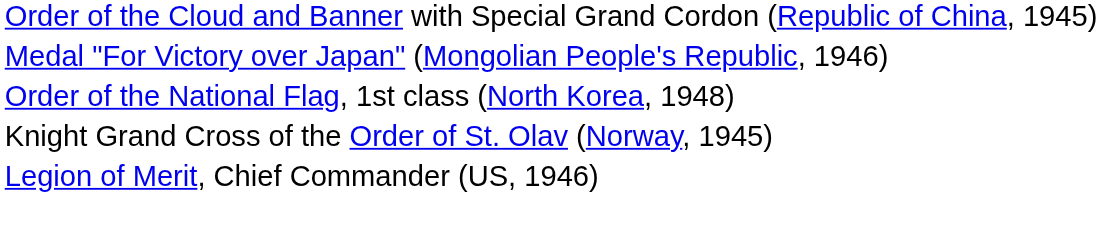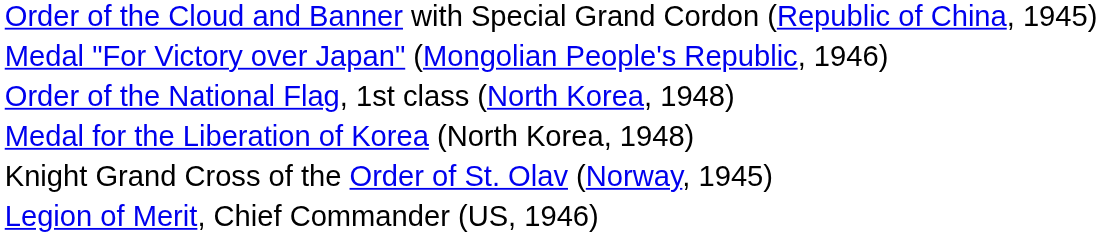+ row: (350, 136)
